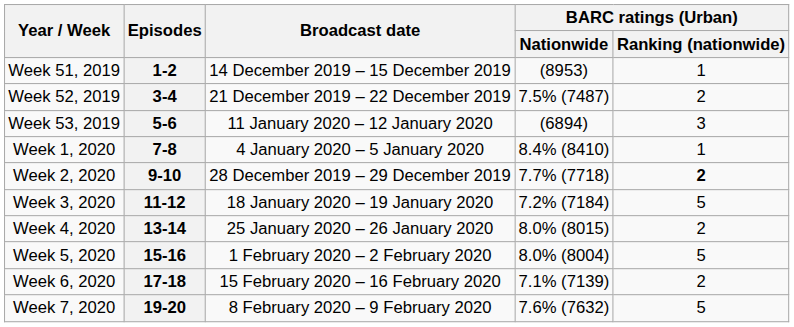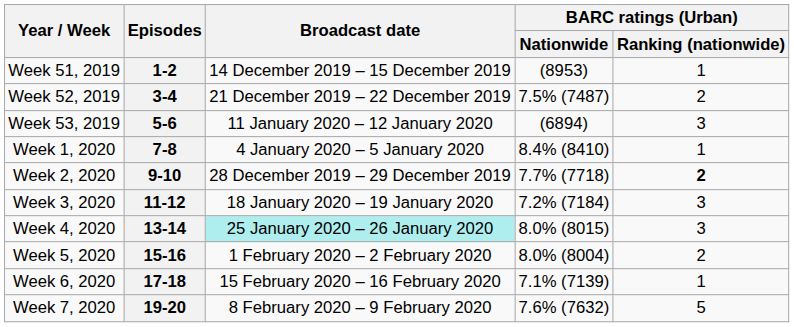(701, 202) 5 -> (701, 202) 3
(360, 228) no background -> (360, 228) paleturquoise background
(701, 228) 2 -> (701, 228) 3
(701, 255) 5 -> (701, 255) 2
(701, 281) 2 -> (701, 281) 1
